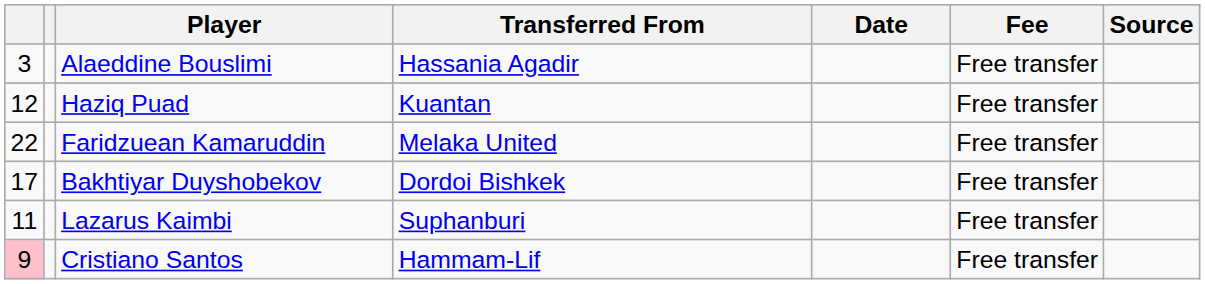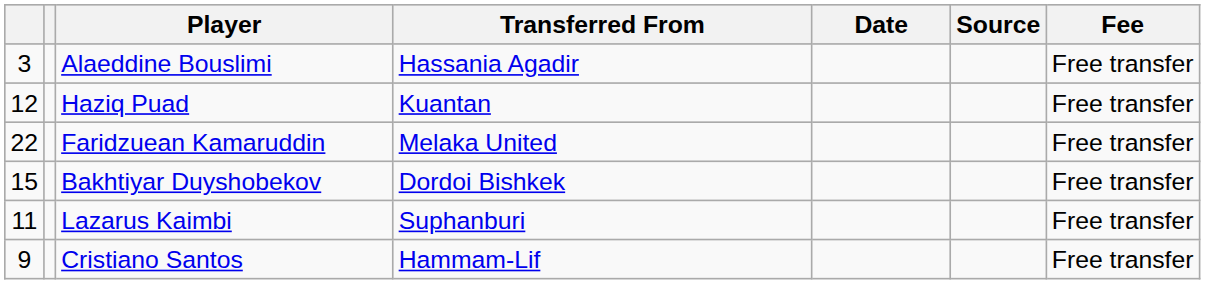columns swapped: (1027, 25) <-> (1152, 25)
(24, 182) 17 -> (24, 182) 15
(24, 260) pink background -> (24, 260) no background
